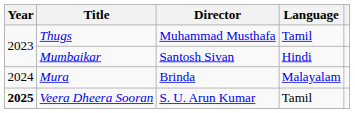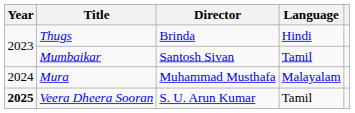(218, 35) Muhammad Musthafa -> (177, 35) Brinda
(297, 35) Tamil -> (297, 35) Hindi
(297, 56) Hindi -> (297, 56) Tamil
(177, 77) Brinda -> (218, 77) Muhammad Musthafa
